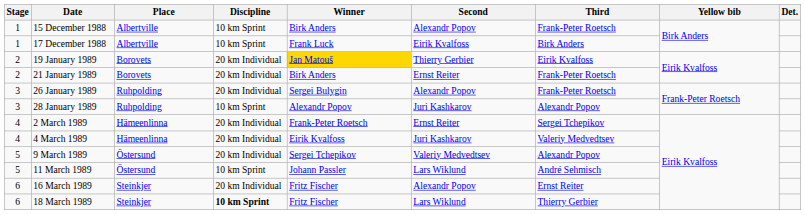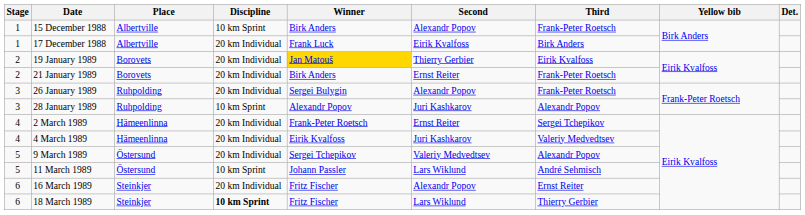(240, 44) 10 km Sprint -> (248, 44) 20 km Individual
